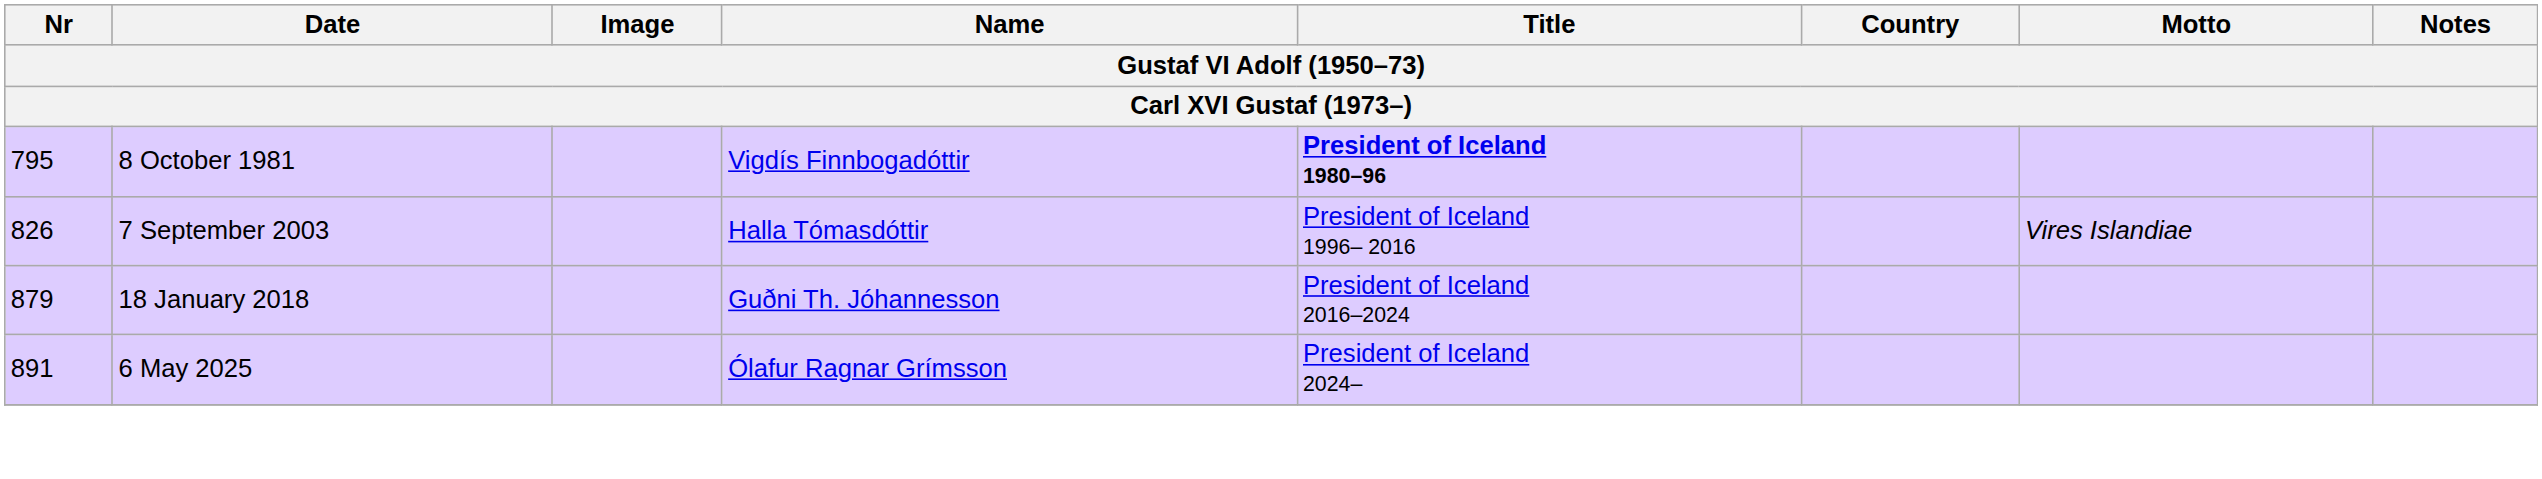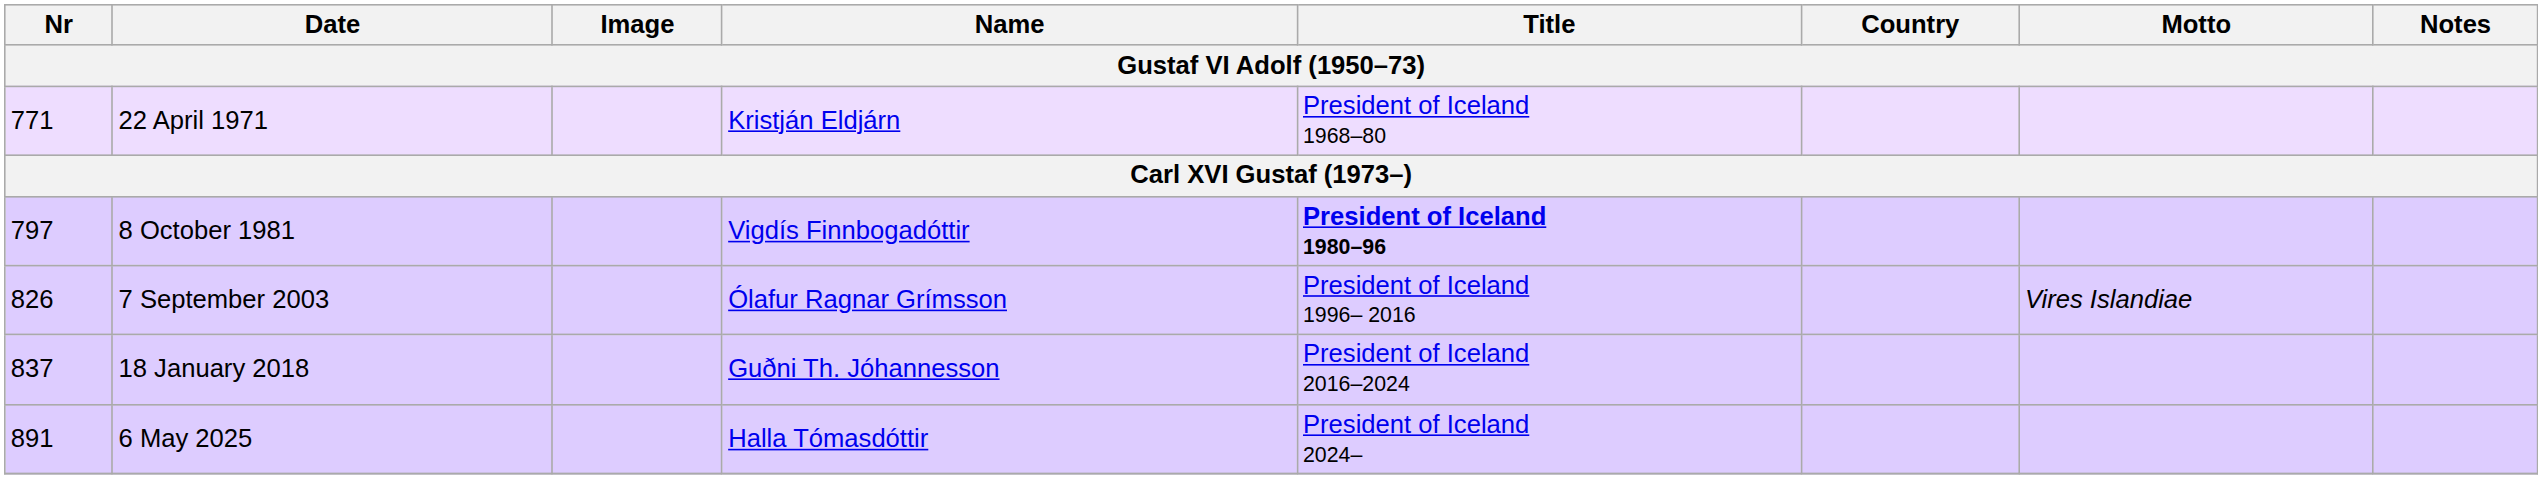+ row: (193, 120)
(32, 161) 795 -> (32, 230) 797
(828, 230) Halla Tómasdóttir -> (868, 299) Ólafur Ragnar Grímsson
(32, 299) 879 -> (32, 369) 837
(868, 369) Ólafur Ragnar Grímsson -> (828, 438) Halla Tómasdóttir
